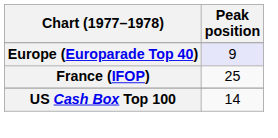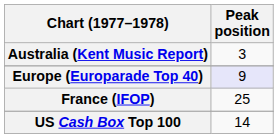+ row: (108, 54)
